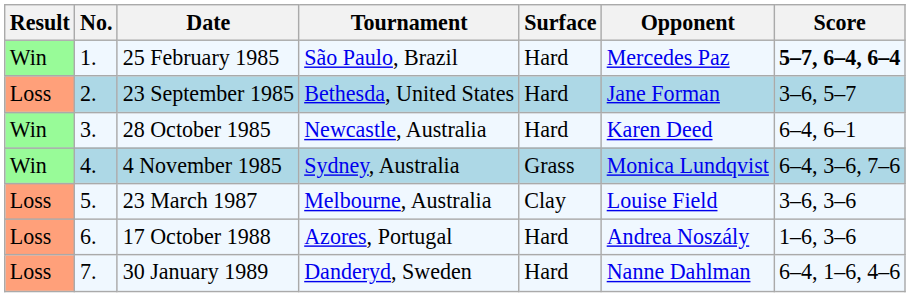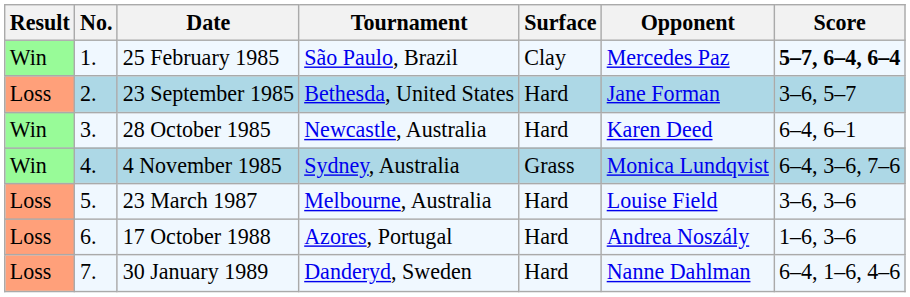(546, 57) Hard -> (545, 57) Clay
(545, 200) Clay -> (546, 200) Hard
